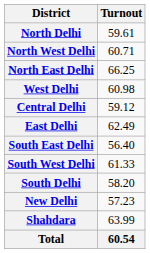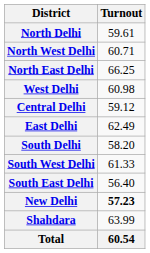rows swapped: (51, 182) <-> (51, 145)
(121, 201) normal -> (121, 201) bold
